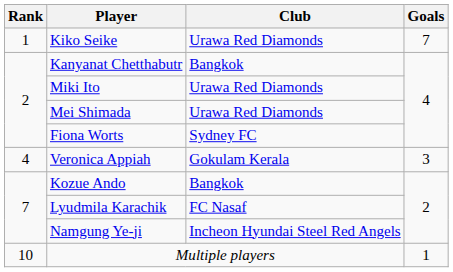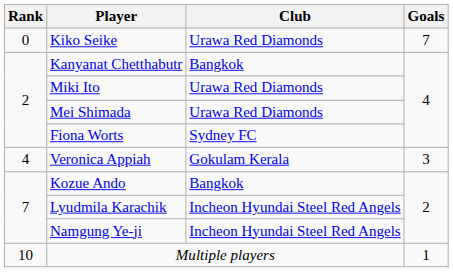(25, 40) 1 -> (25, 40) 0
(218, 207) FC Nasaf -> (295, 207) Incheon Hyundai Steel Red Angels
